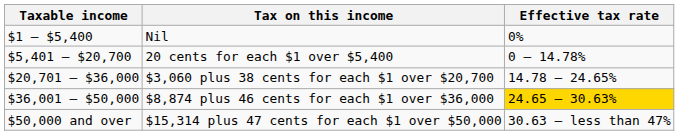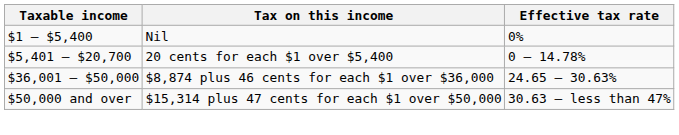- row: (320, 78)
(562, 99) gold background -> (562, 78) no background
